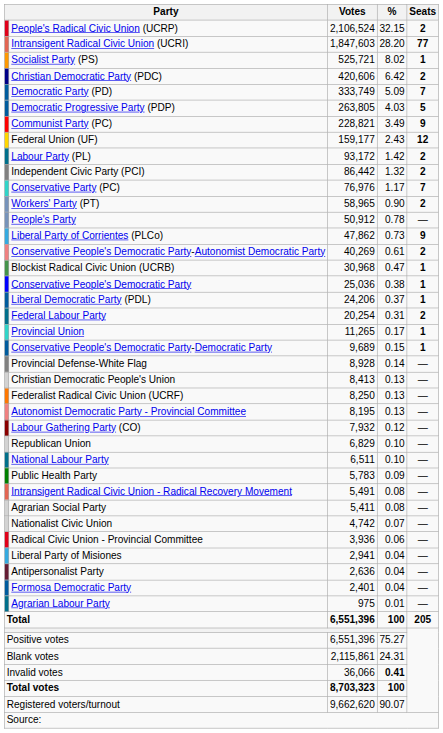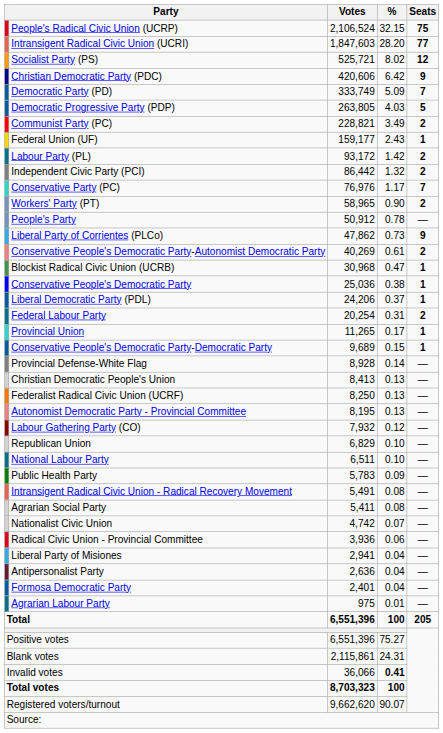(423, 28) 2 -> (423, 28) 75
(423, 60) 1 -> (423, 60) 12
(423, 76) 2 -> (423, 76) 9
(423, 124) 9 -> (423, 124) 2
(423, 140) 12 -> (423, 140) 1
